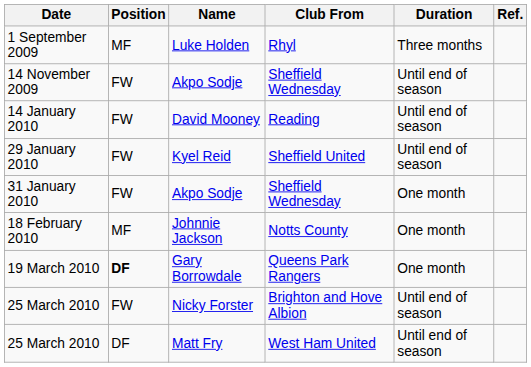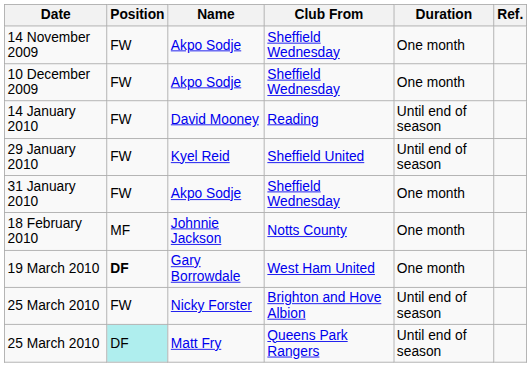- row: (47, 44)
(432, 82) Until end of season -> (431, 44) One month
+ row: (49, 82)
(308, 268) Queens Park Rangers -> (321, 268) West Ham United
(121, 343) no background -> (119, 343) paleturquoise background
(322, 343) West Ham United -> (308, 343) Queens Park Rangers
